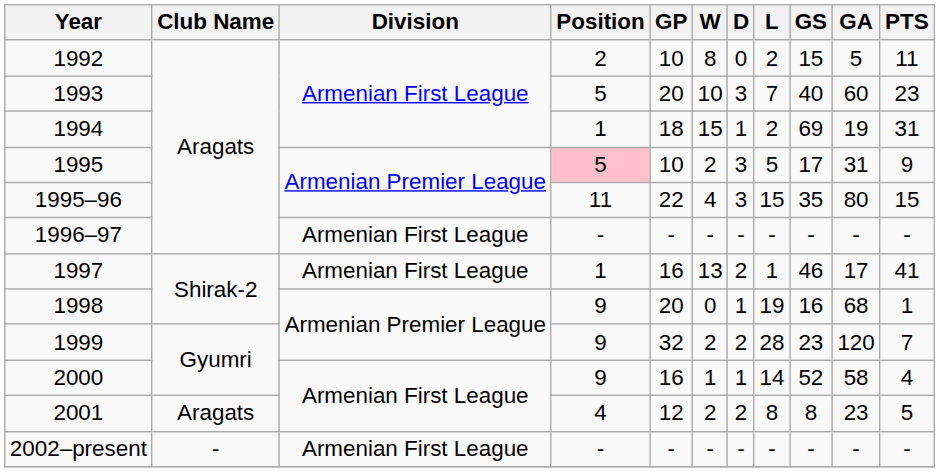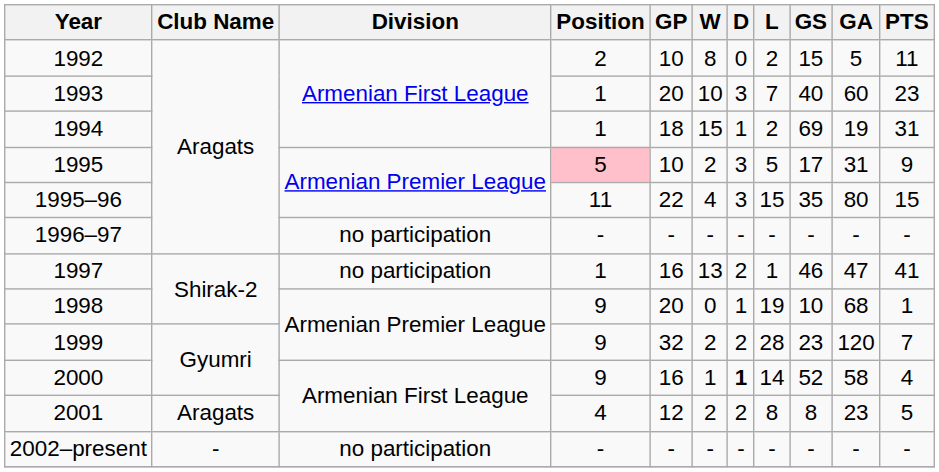(600, 93) 5 -> (600, 93) 1
(415, 235) Armenian First League -> (415, 235) no participation
(415, 270) Armenian First League -> (415, 270) no participation
(856, 270) 17 -> (856, 270) 47
(811, 306) 16 -> (811, 306) 10
(741, 377) normal -> (741, 377) bold
(415, 448) Armenian First League -> (415, 448) no participation
